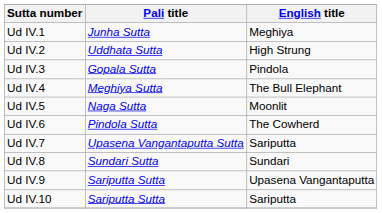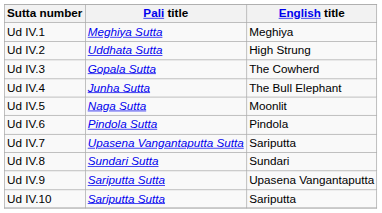(119, 32) Junha Sutta -> (125, 32) Meghiya Sutta
(269, 69) Pindola -> (284, 69) The Cowherd
(125, 87) Meghiya Sutta -> (119, 87) Junha Sutta
(284, 124) The Cowherd -> (269, 124) Pindola
